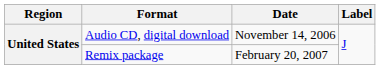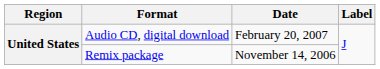(285, 34) November 14, 2006 -> (281, 34) February 20, 2007
(281, 54) February 20, 2007 -> (285, 54) November 14, 2006
